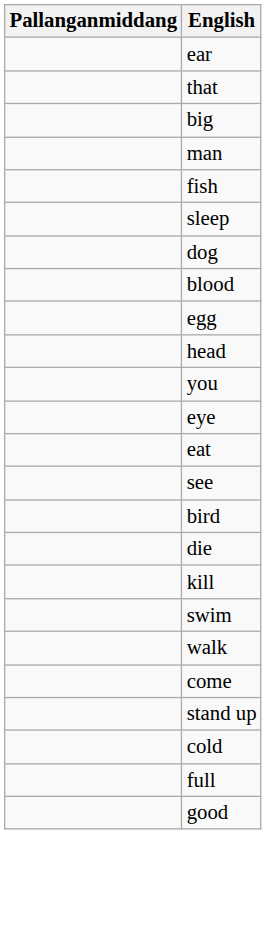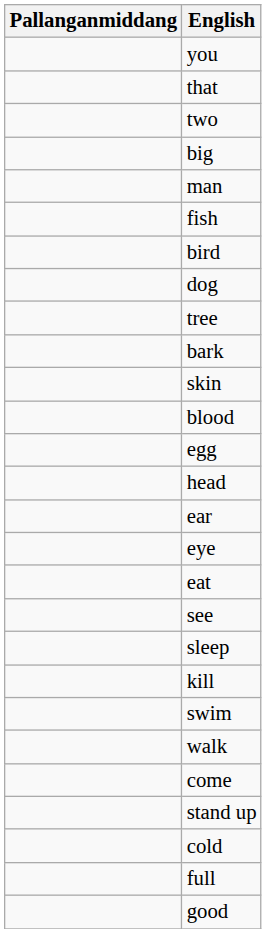rows swapped: (202, 383) <-> (199, 53)
+ row: (202, 119)
rows swapped: (203, 515) <-> (208, 218)
+ row: (202, 317)
+ row: (205, 350)
+ row: (204, 383)
- row: (199, 548)
